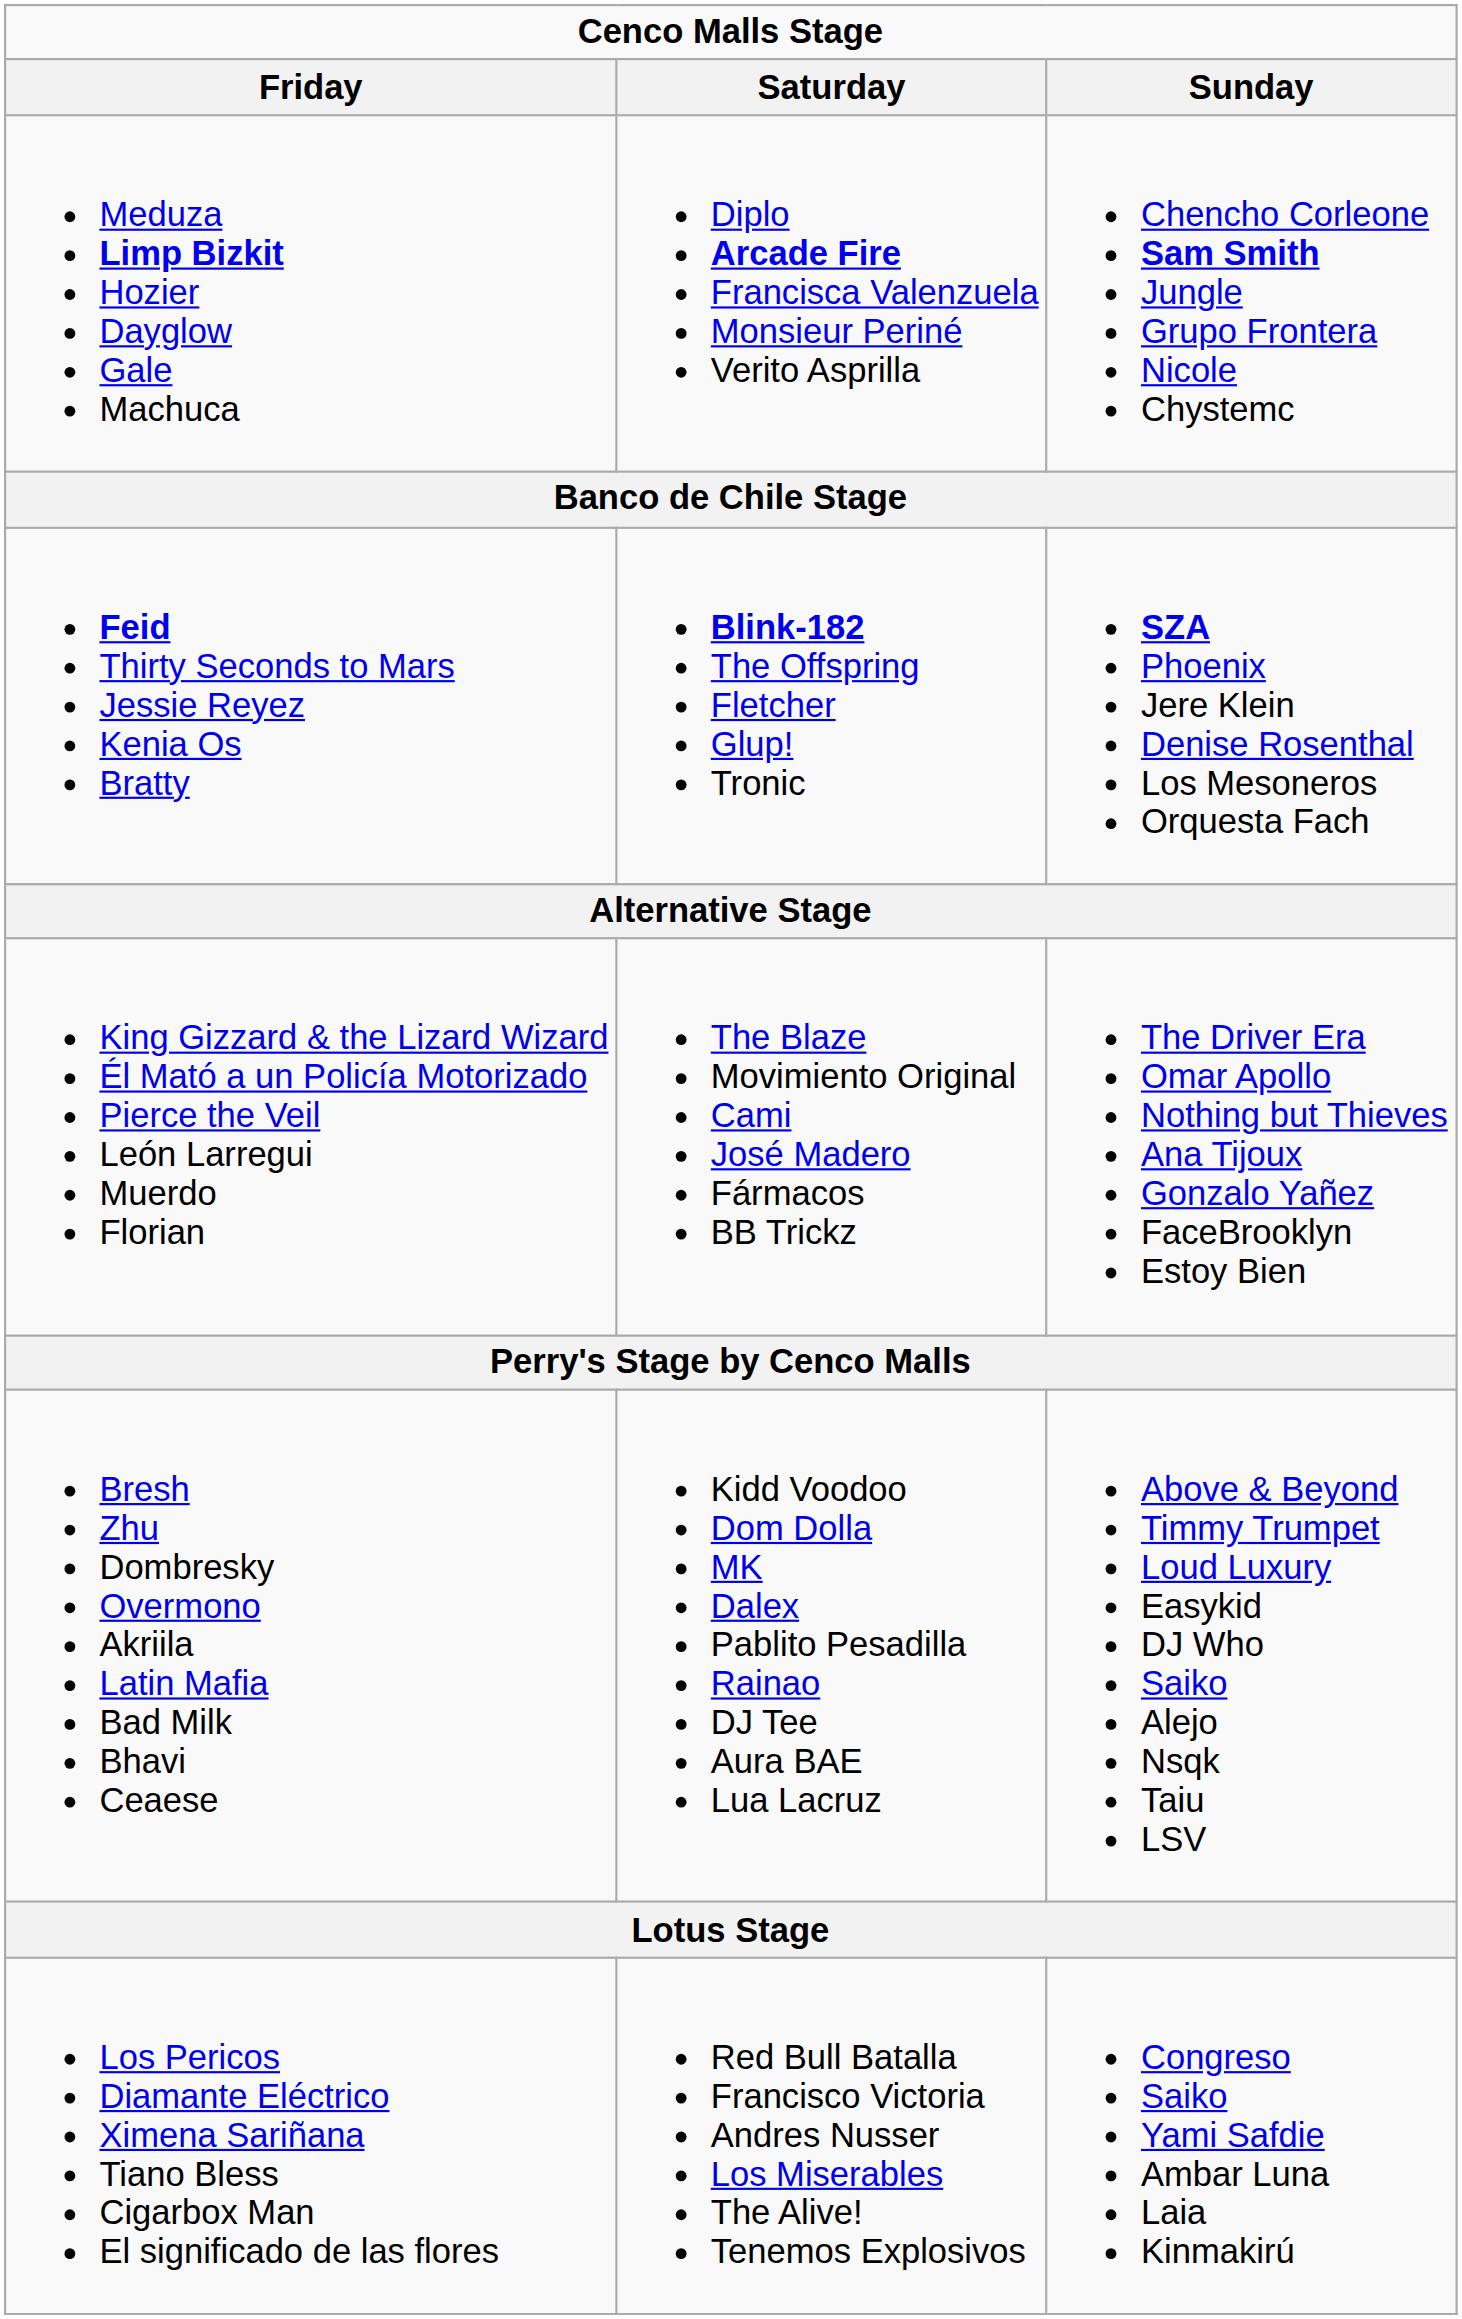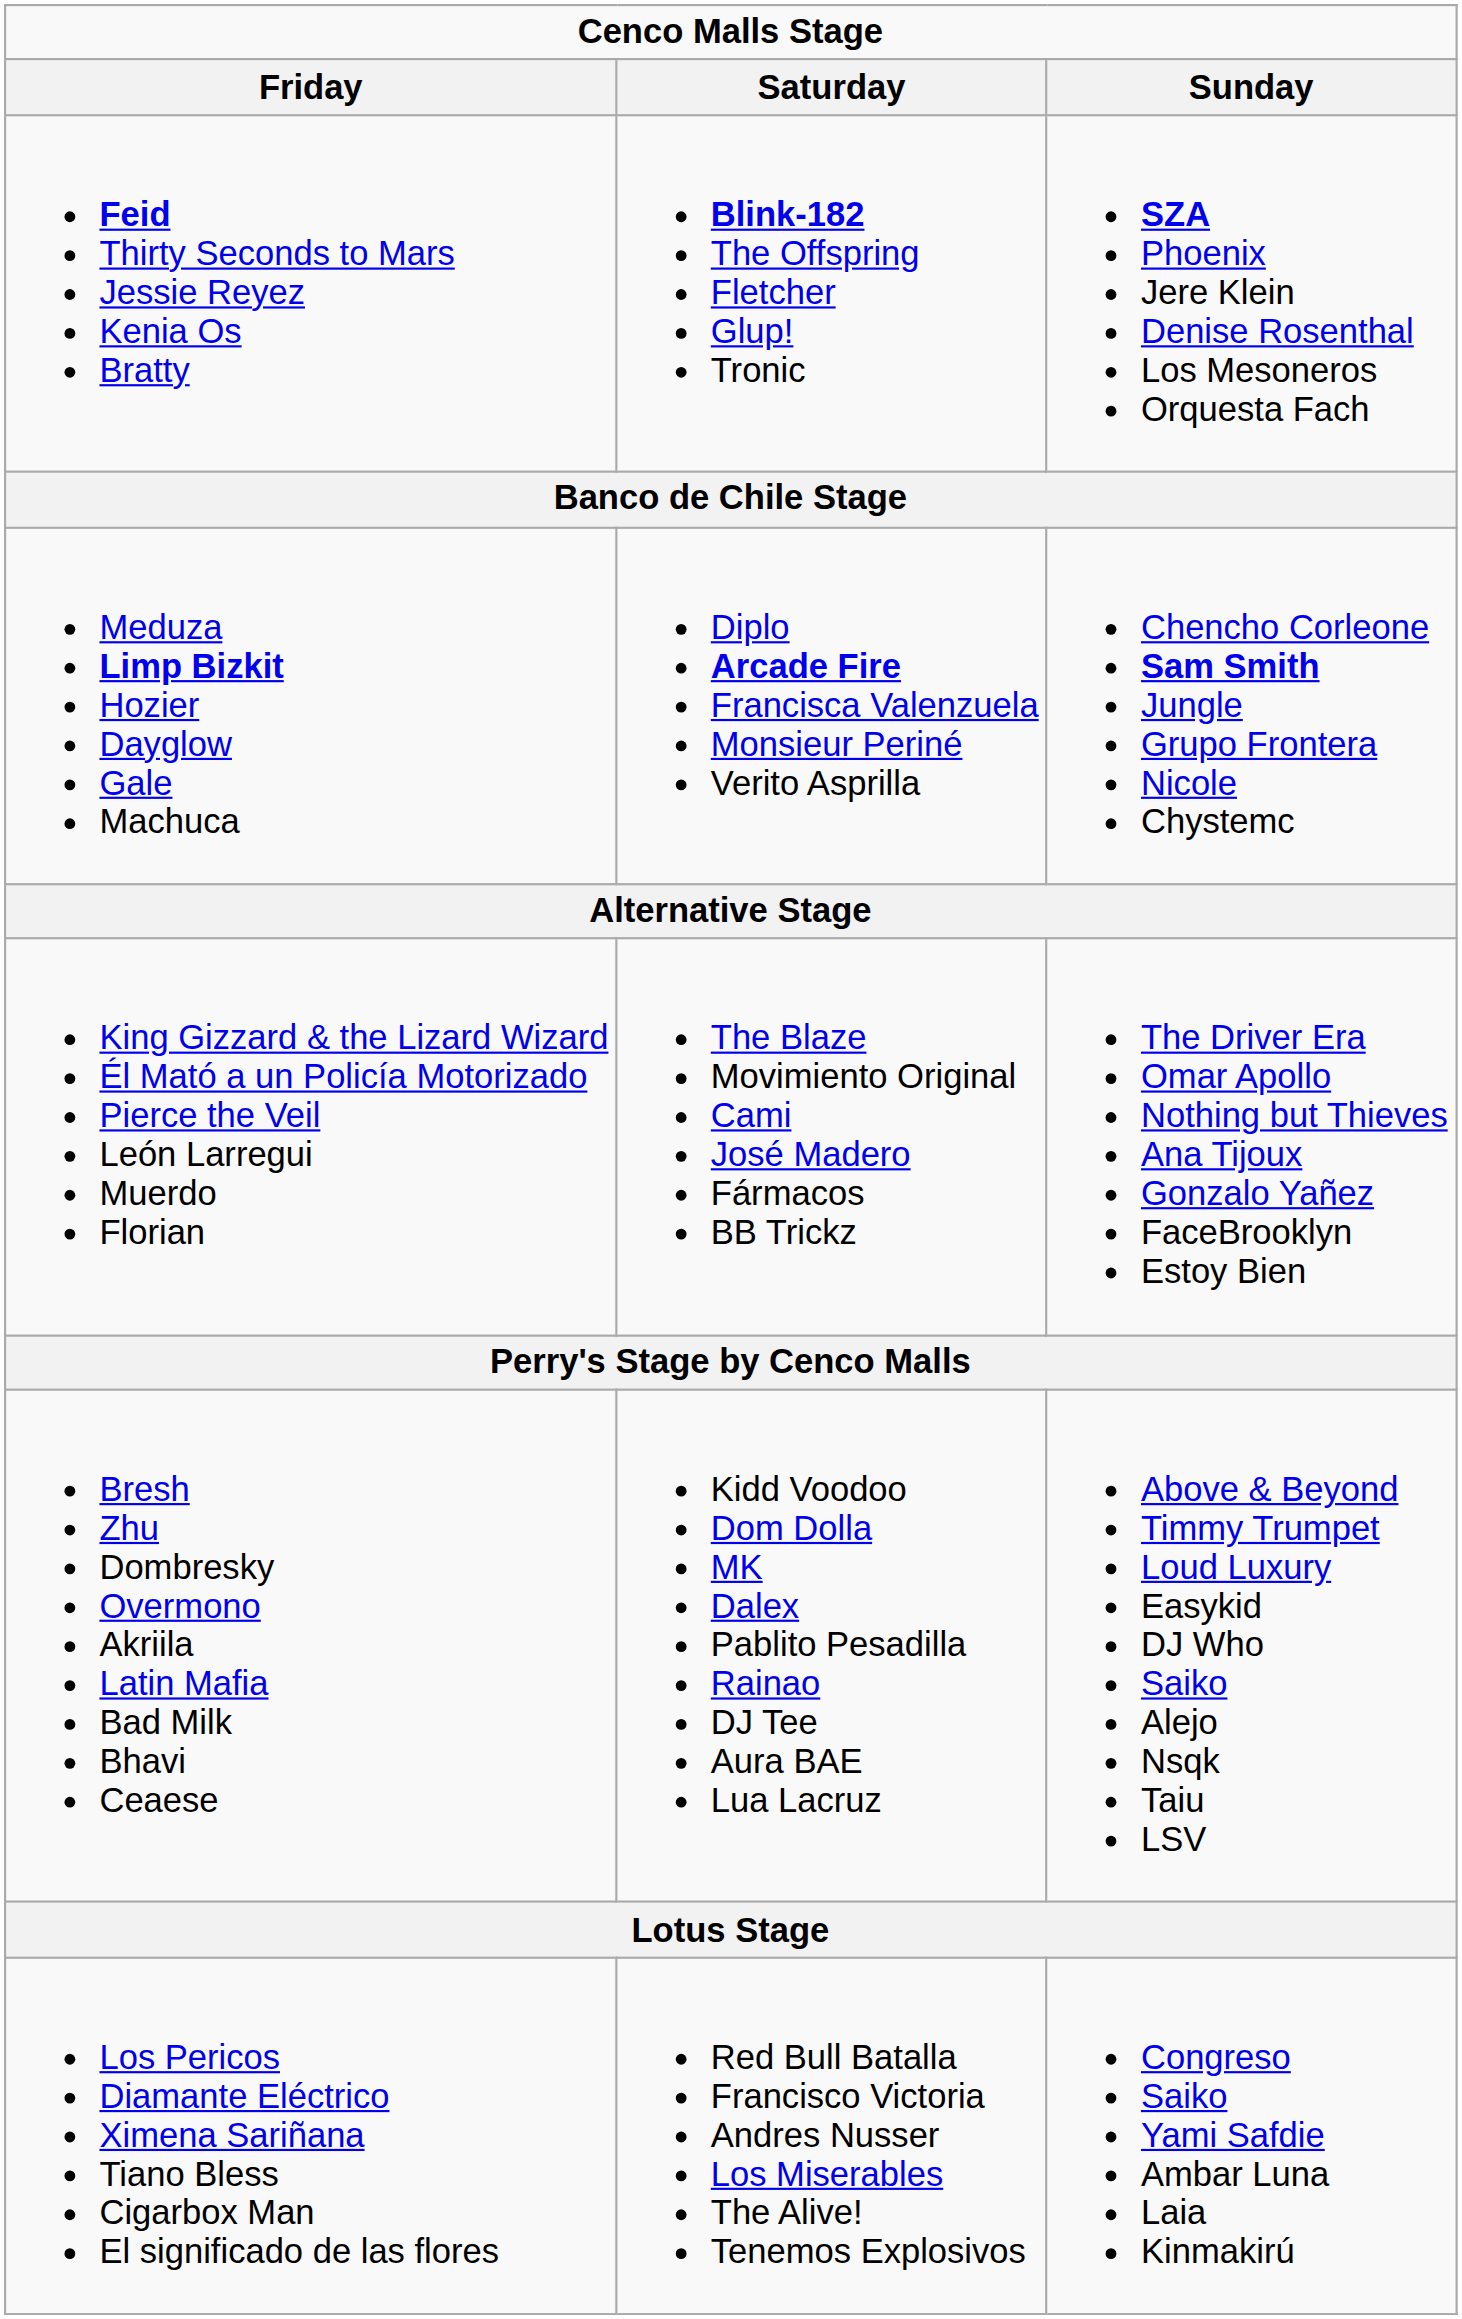rows swapped: (311, 705) <-> (311, 313)
